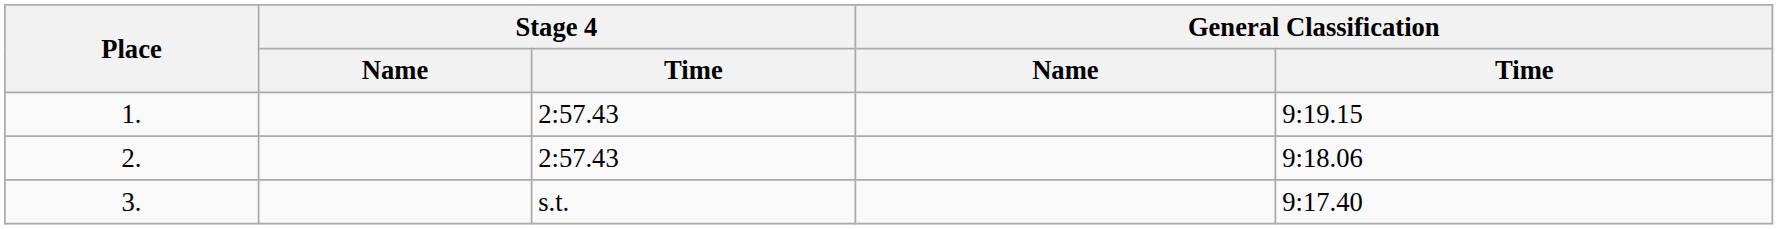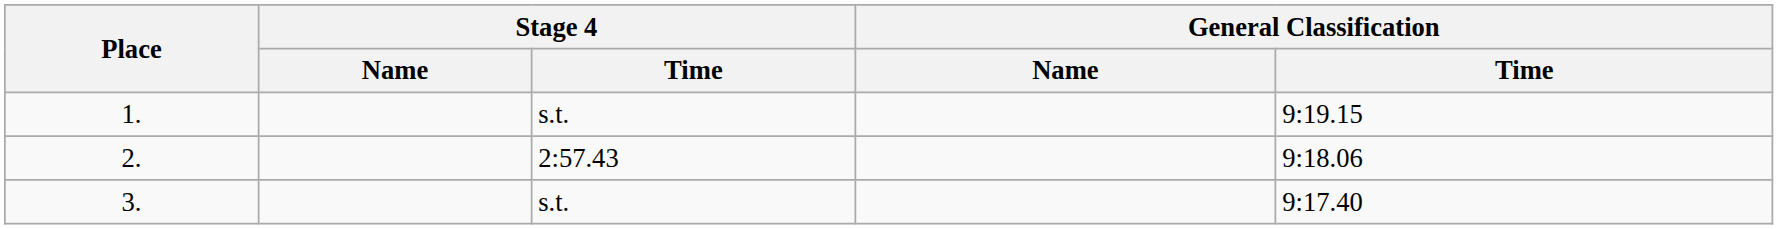(578, 114) 2:57.43 -> (554, 114) s.t.
